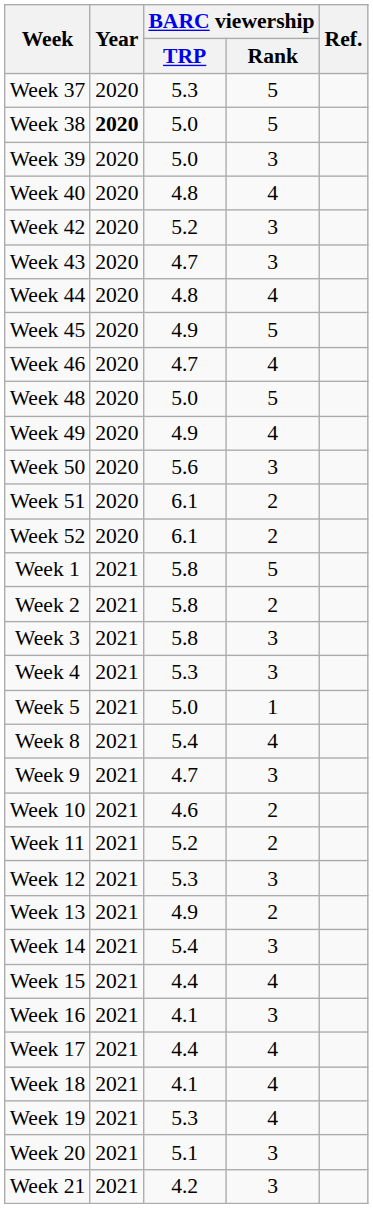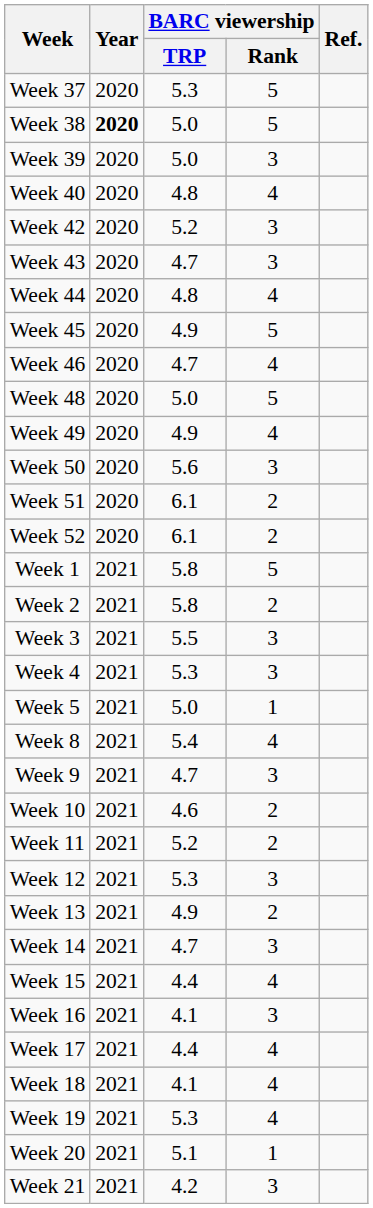(185, 638) 5.8 -> (185, 638) 5.5
(185, 946) 5.4 -> (185, 946) 4.7
(273, 1152) 3 -> (273, 1152) 1
